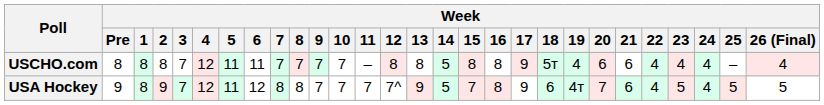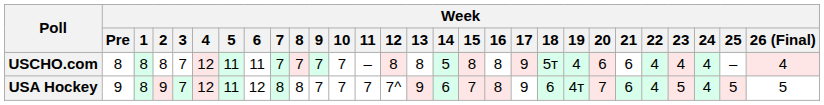(446, 87) 5 -> (446, 87) 6
